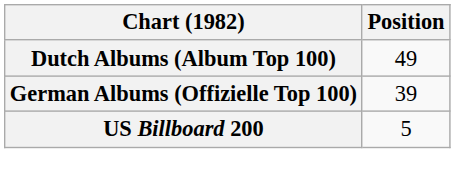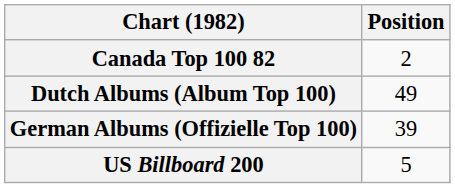+ row: (183, 57)
